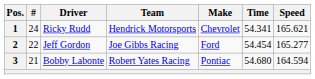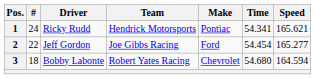(220, 29) Chevrolet -> (216, 29) Pontiac
(33, 61) 21 -> (33, 61) 18
(216, 61) Pontiac -> (220, 61) Chevrolet
